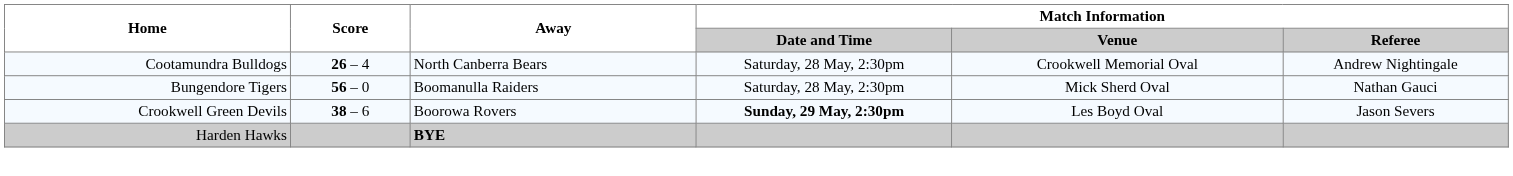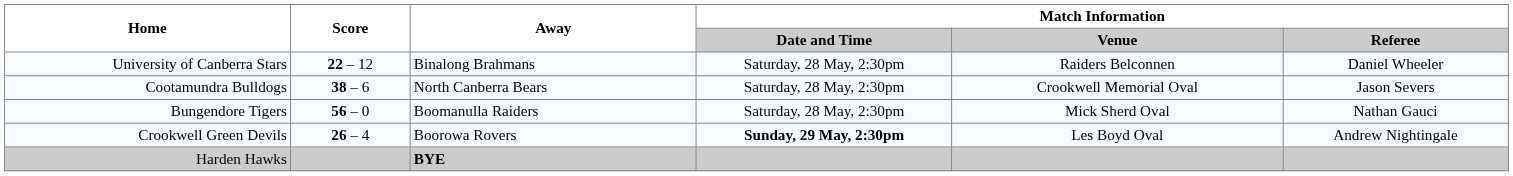+ row: (200, 63)
(350, 63) 26 – 4 -> (350, 87) 38 – 6
(1396, 63) Andrew Nightingale -> (1396, 87) Jason Severs
(350, 111) 38 – 6 -> (350, 135) 26 – 4
(1396, 111) Jason Severs -> (1396, 135) Andrew Nightingale
